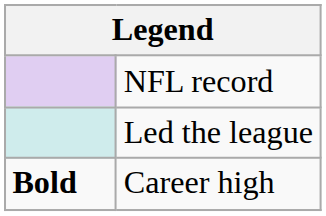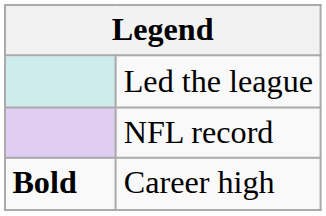rows swapped: (199, 81) <-> (218, 132)
